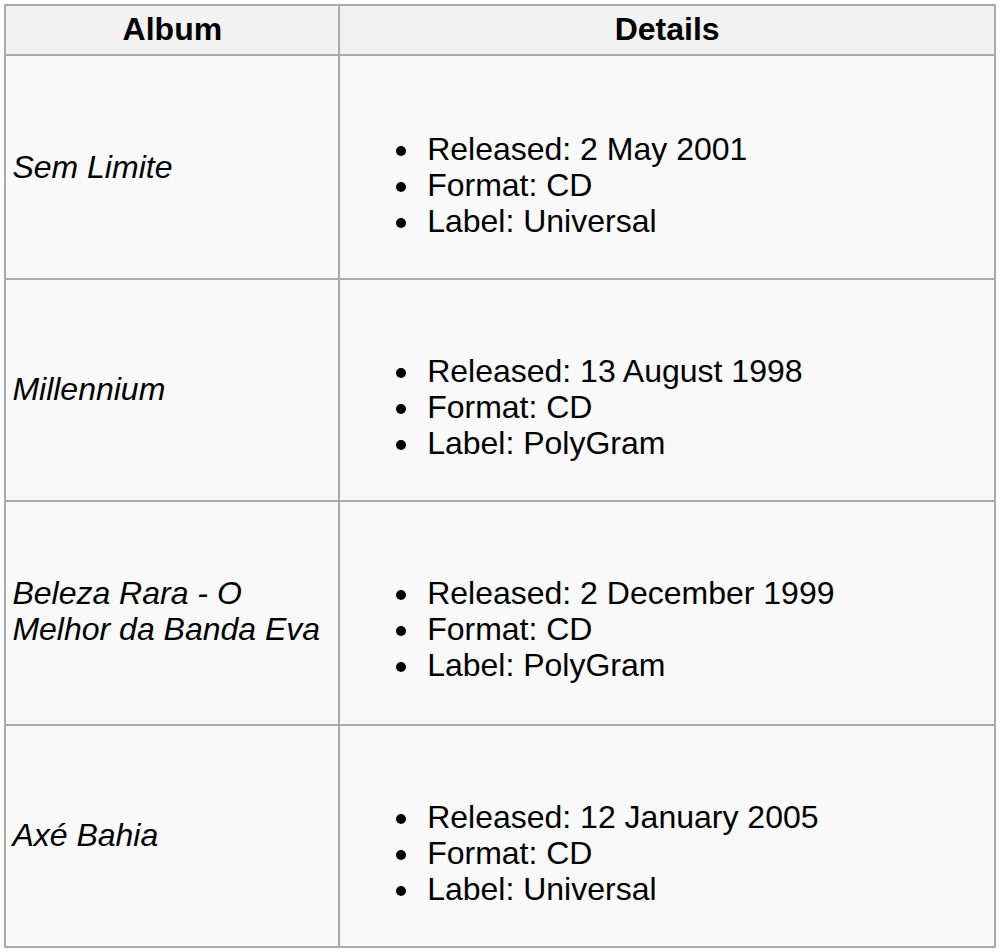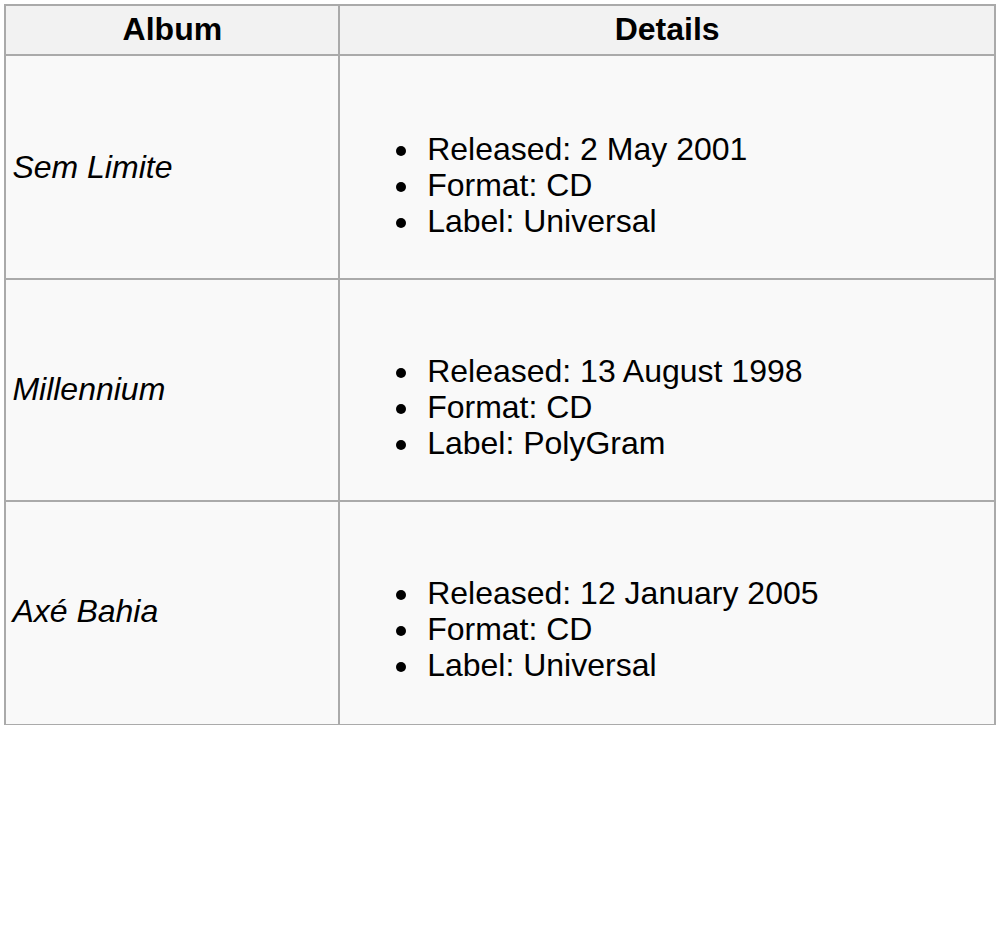- row: (166, 612)
